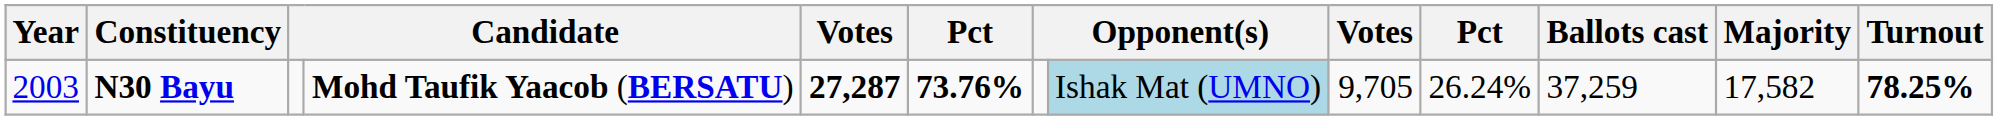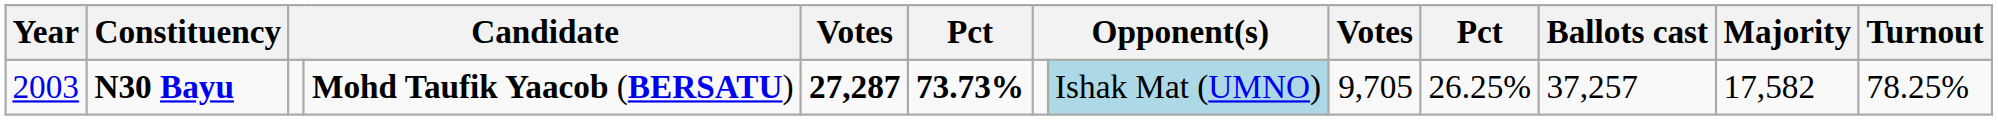(970, 86) 73.76% -> (970, 86) 73.73%
(1480, 86) 26.24% -> (1480, 86) 26.25%
(1592, 86) 37,259 -> (1592, 86) 37,257
(1921, 86) bold -> (1918, 86) normal
